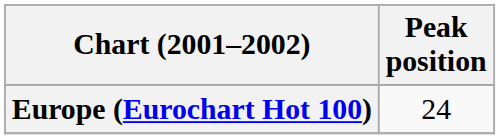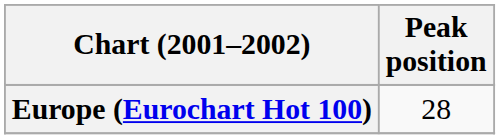(436, 108) 24 -> (436, 108) 28
